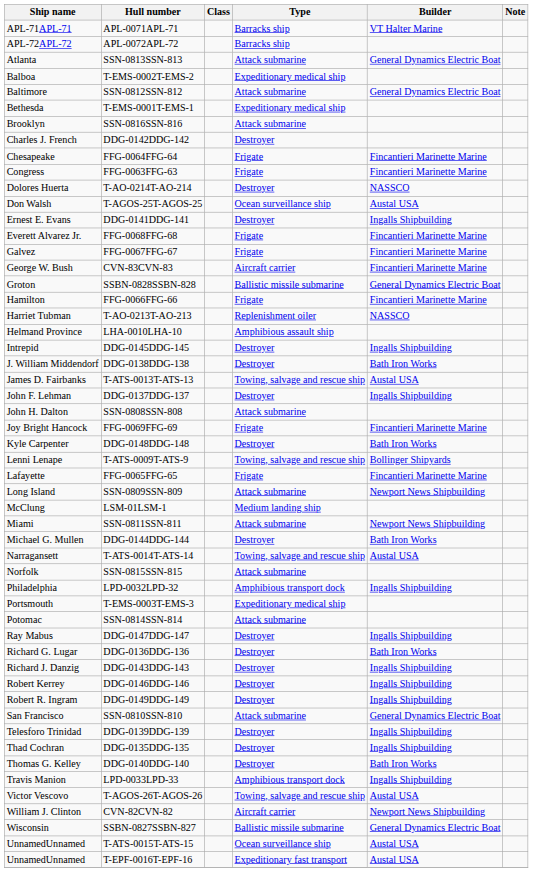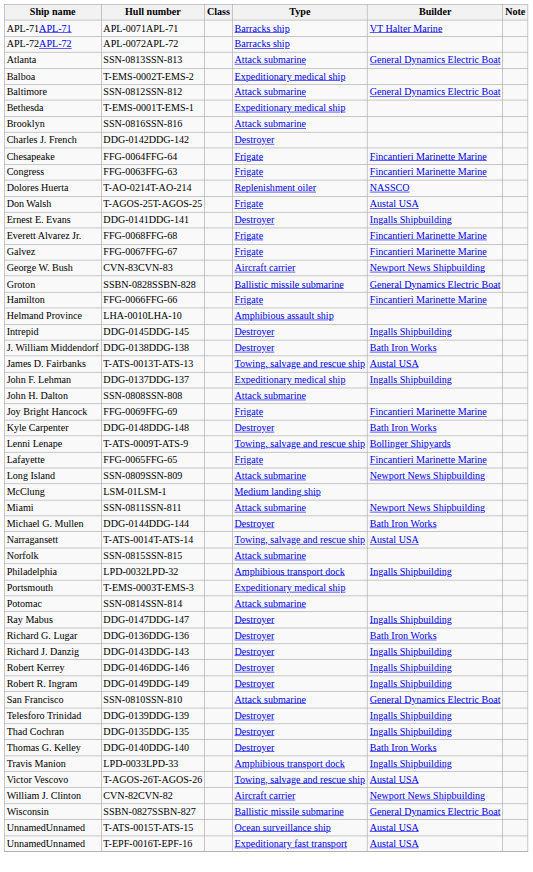(254, 188) Destroyer -> (275, 188) Replenishment oiler
(283, 204) Ocean surveillance ship -> (249, 204) Frigate
(428, 268) Fincantieri Marinette Marine -> (427, 268) Newport News Shipbuilding
- row: (148, 316)
(254, 396) Destroyer -> (290, 380) Expeditionary medical ship
